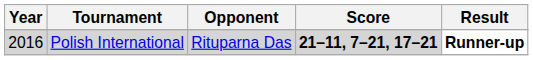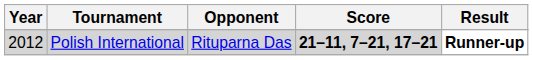(26, 42) 2016 -> (26, 42) 2012
